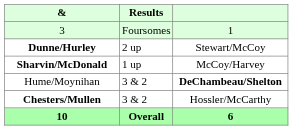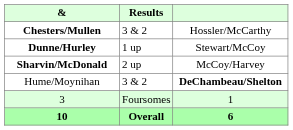rows swapped: (62, 99) <-> (62, 30)
(132, 47) 2 up -> (132, 47) 1 up
(132, 64) 1 up -> (132, 64) 2 up
